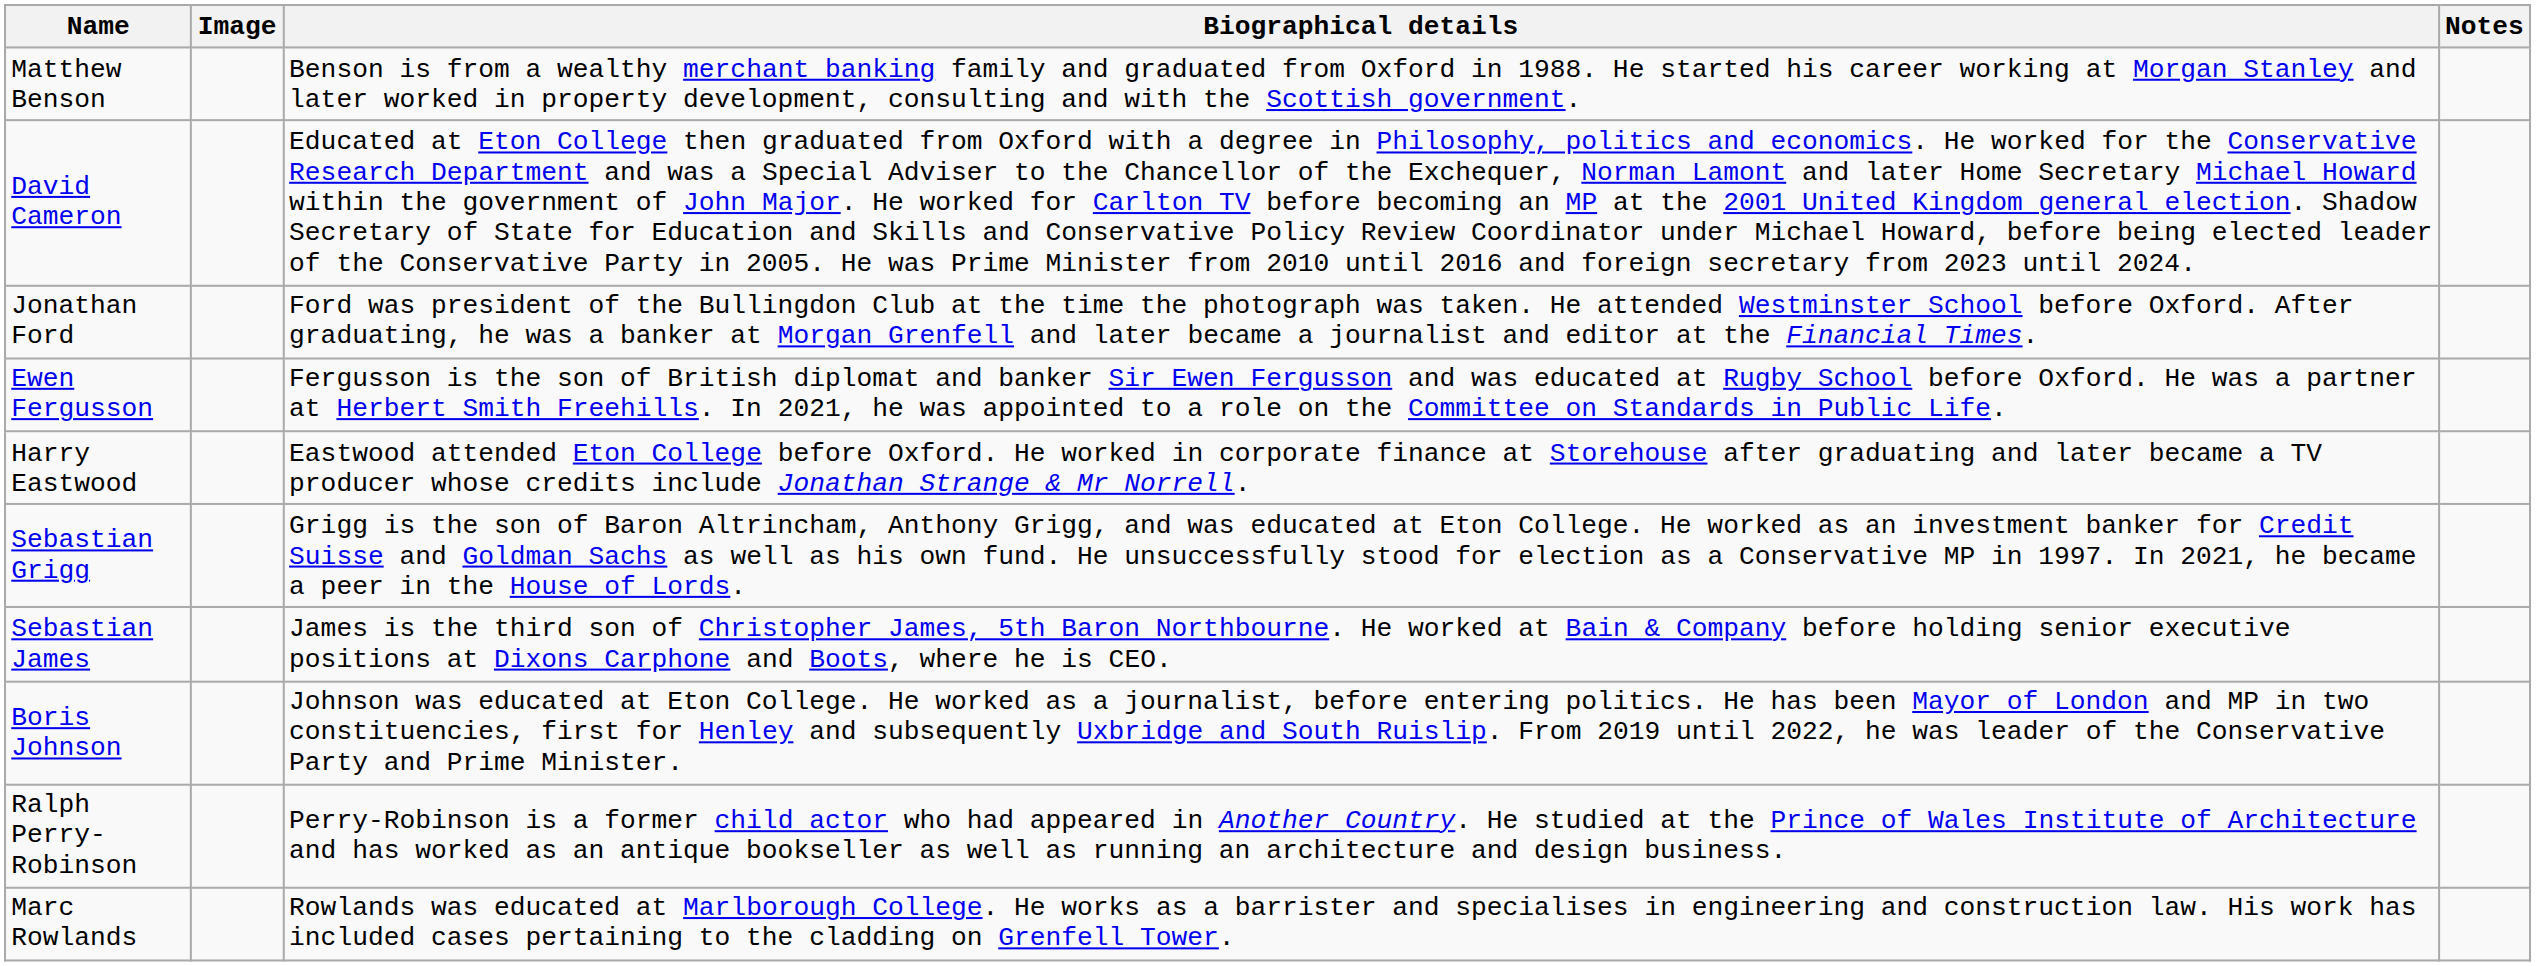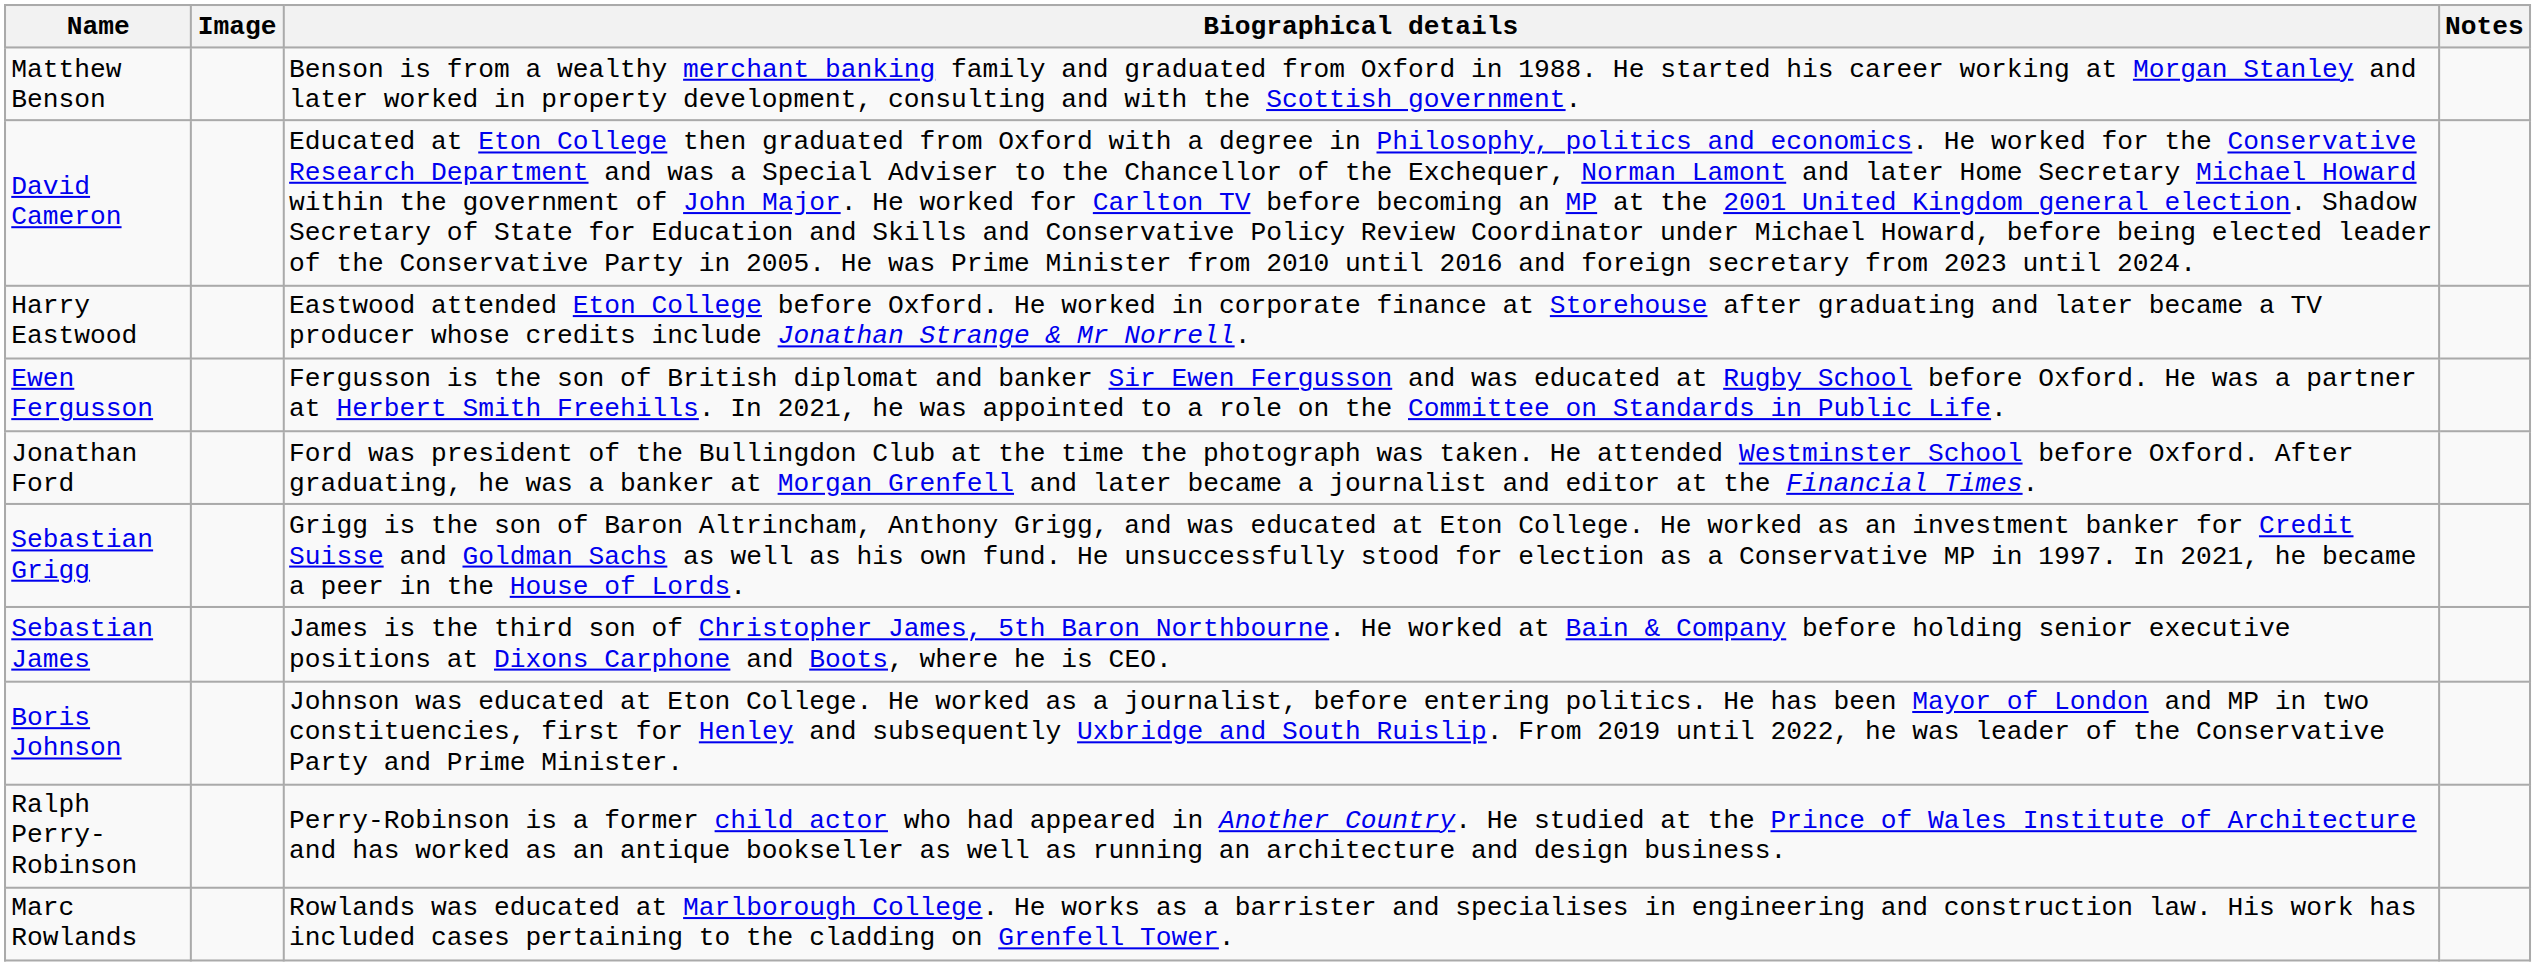rows swapped: (74, 468) <-> (74, 321)
